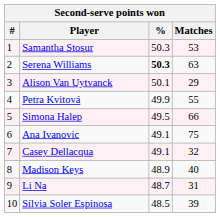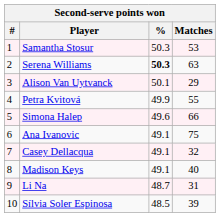(160, 117) 49.5 -> (160, 117) 49.6
(160, 169) 48.9 -> (160, 169) 49.1
